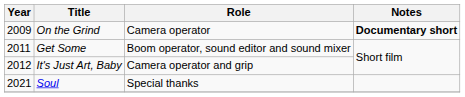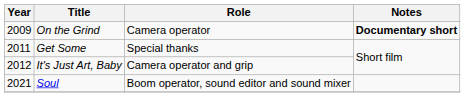(239, 48) Boom operator, sound editor and sound mixer -> (163, 48) Special thanks
(163, 83) Special thanks -> (239, 83) Boom operator, sound editor and sound mixer
